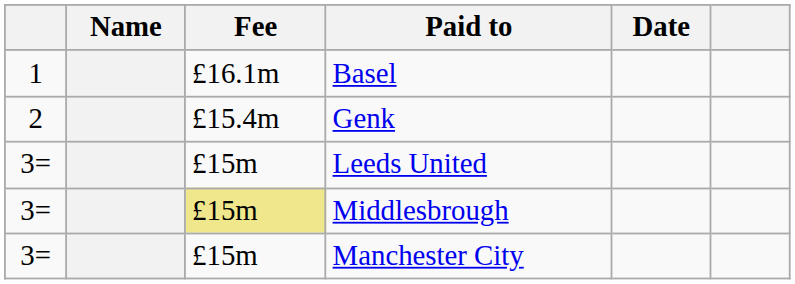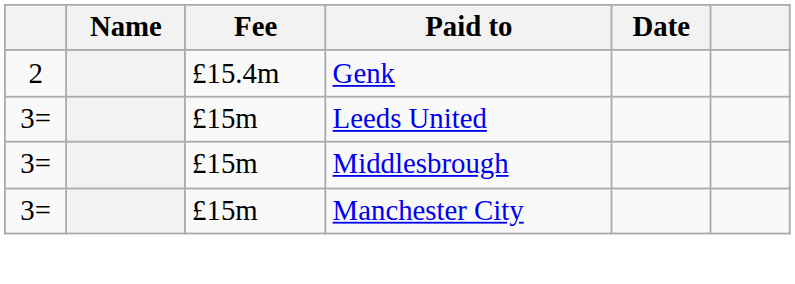- row: (365, 73)
(225, 210) khaki background -> (225, 164) no background
